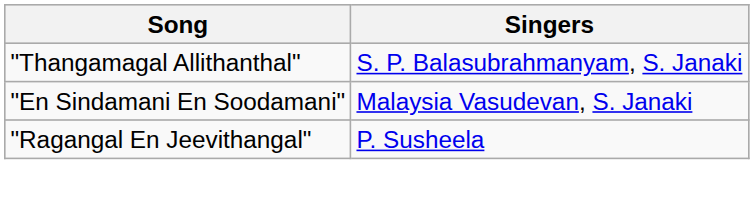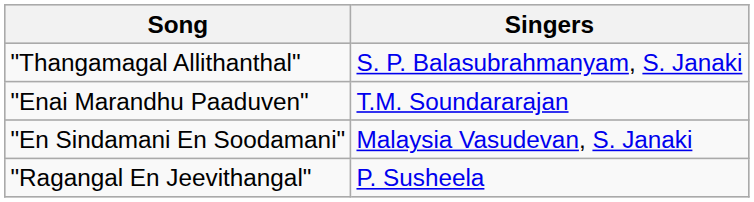+ row: (160, 101)
